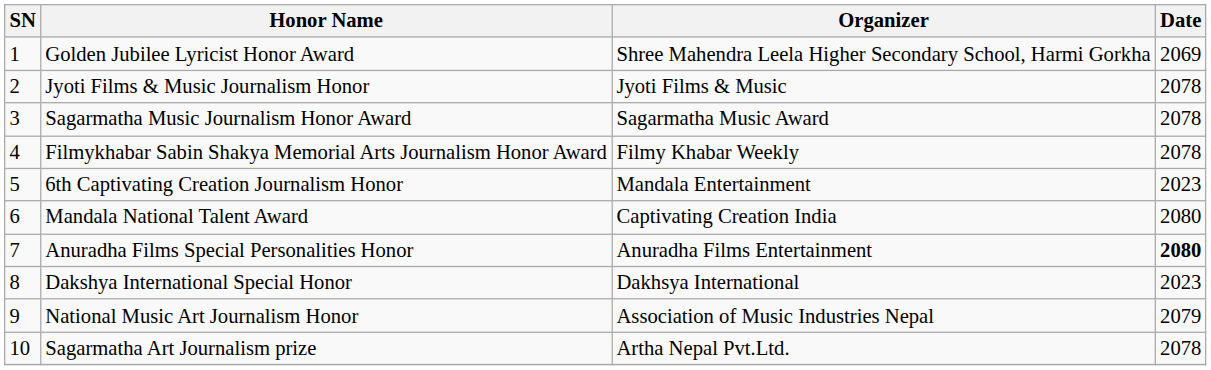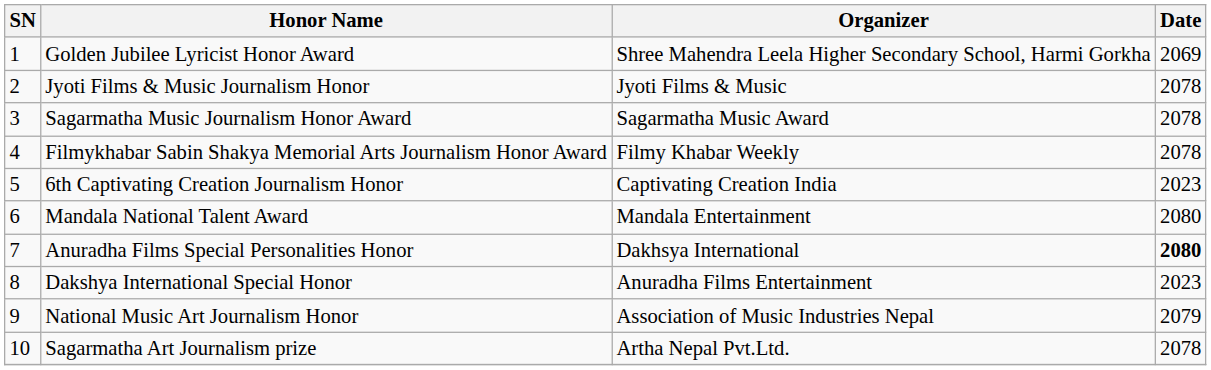(714, 184) Mandala Entertainment -> (727, 184) Captivating Creation India
(727, 217) Captivating Creation India -> (714, 217) Mandala Entertainment
(744, 250) Anuradha Films Entertainment -> (708, 250) Dakhsya International
(708, 282) Dakhsya International -> (744, 282) Anuradha Films Entertainment
